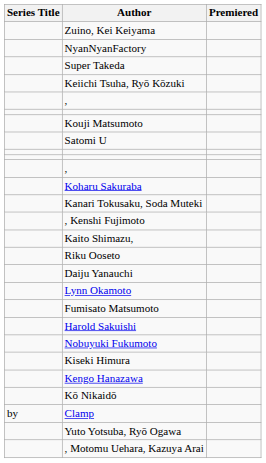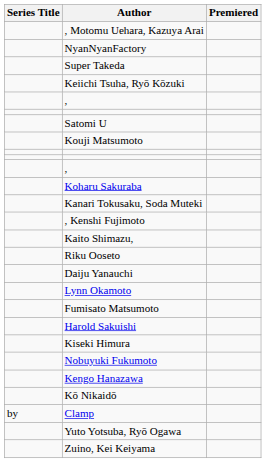rows swapped: (33, 449) <-> (33, 31)
rows swapped: (33, 141) <-> (33, 123)
rows swapped: (33, 361) <-> (33, 344)
